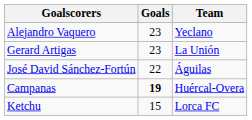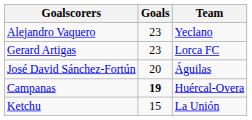(197, 50) La Unión -> (197, 50) Lorca FC
(155, 69) 22 -> (155, 69) 20
(197, 106) Lorca FC -> (197, 106) La Unión
